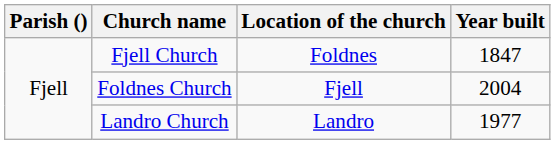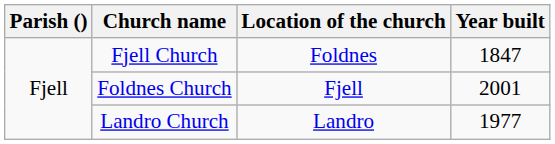(500, 88) 2004 -> (500, 88) 2001
